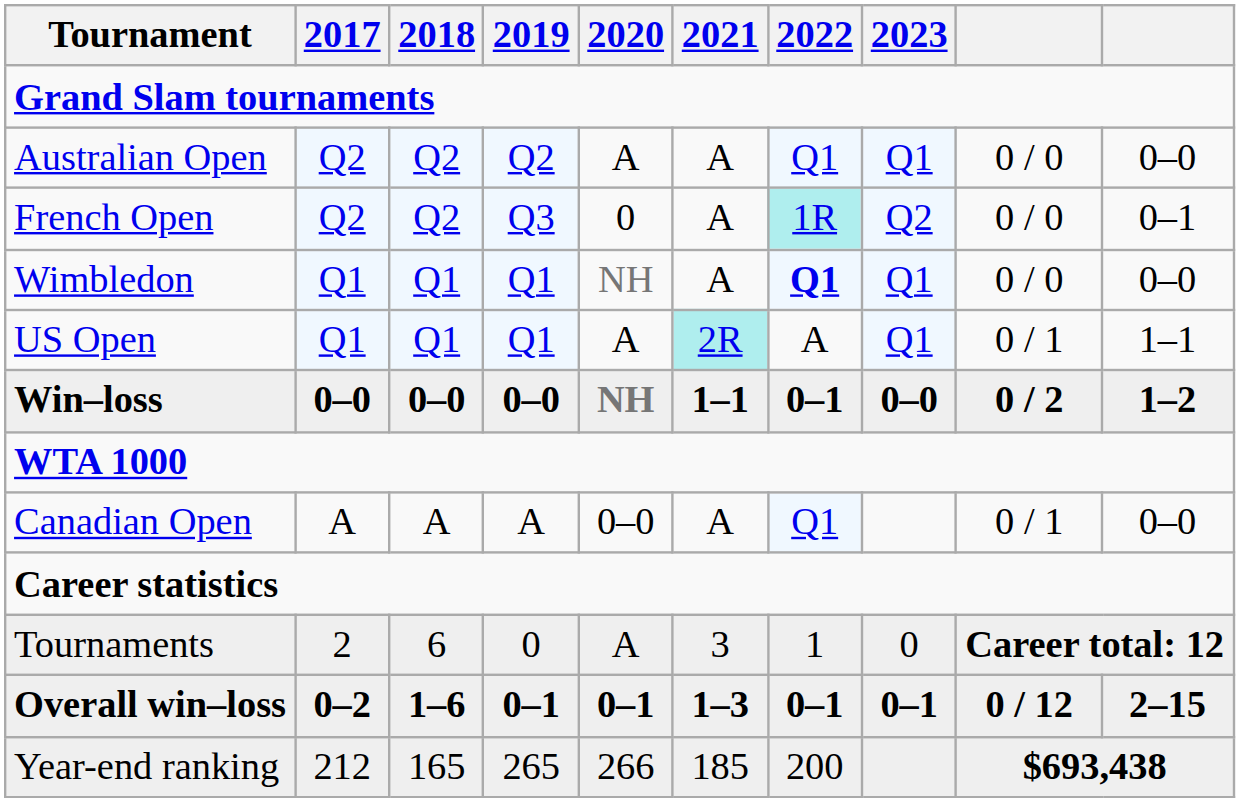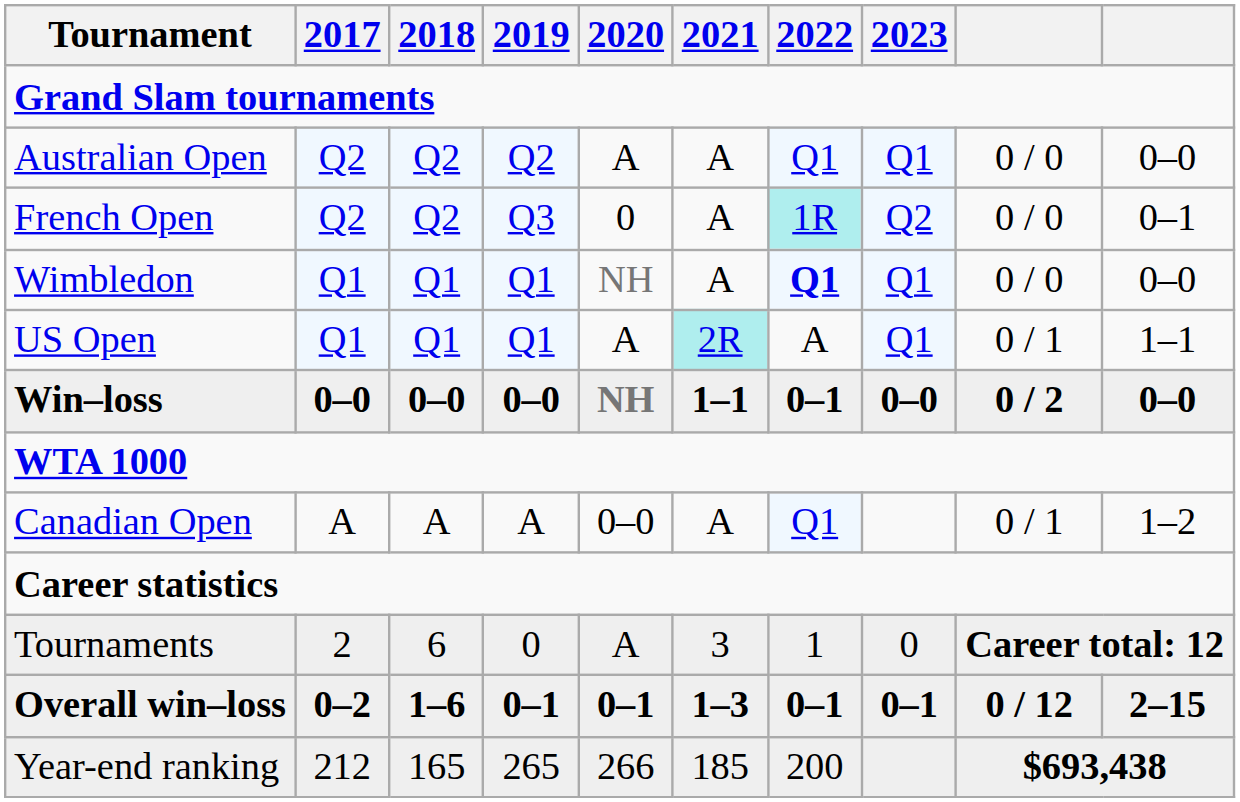(1167, 400) 1–2 -> (1167, 400) 0–0
(1167, 522) 0–0 -> (1167, 522) 1–2
